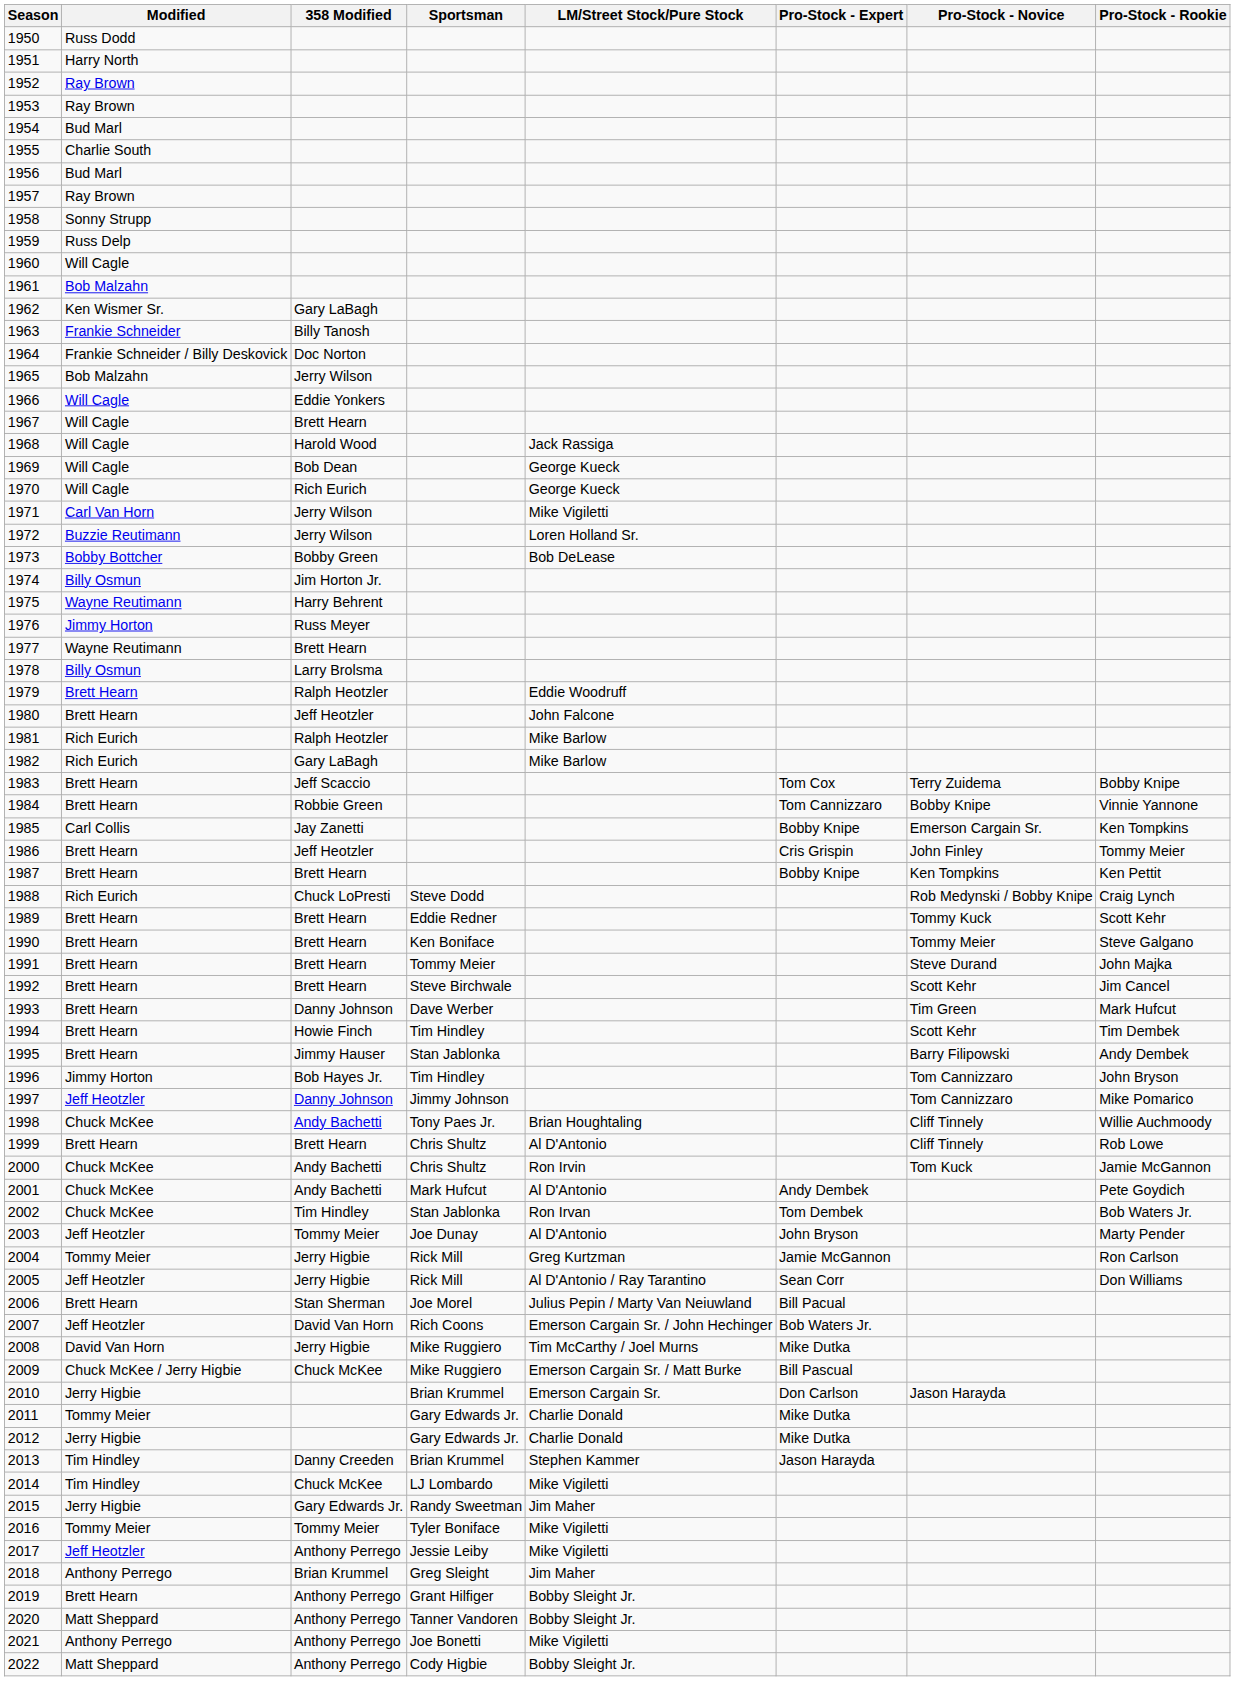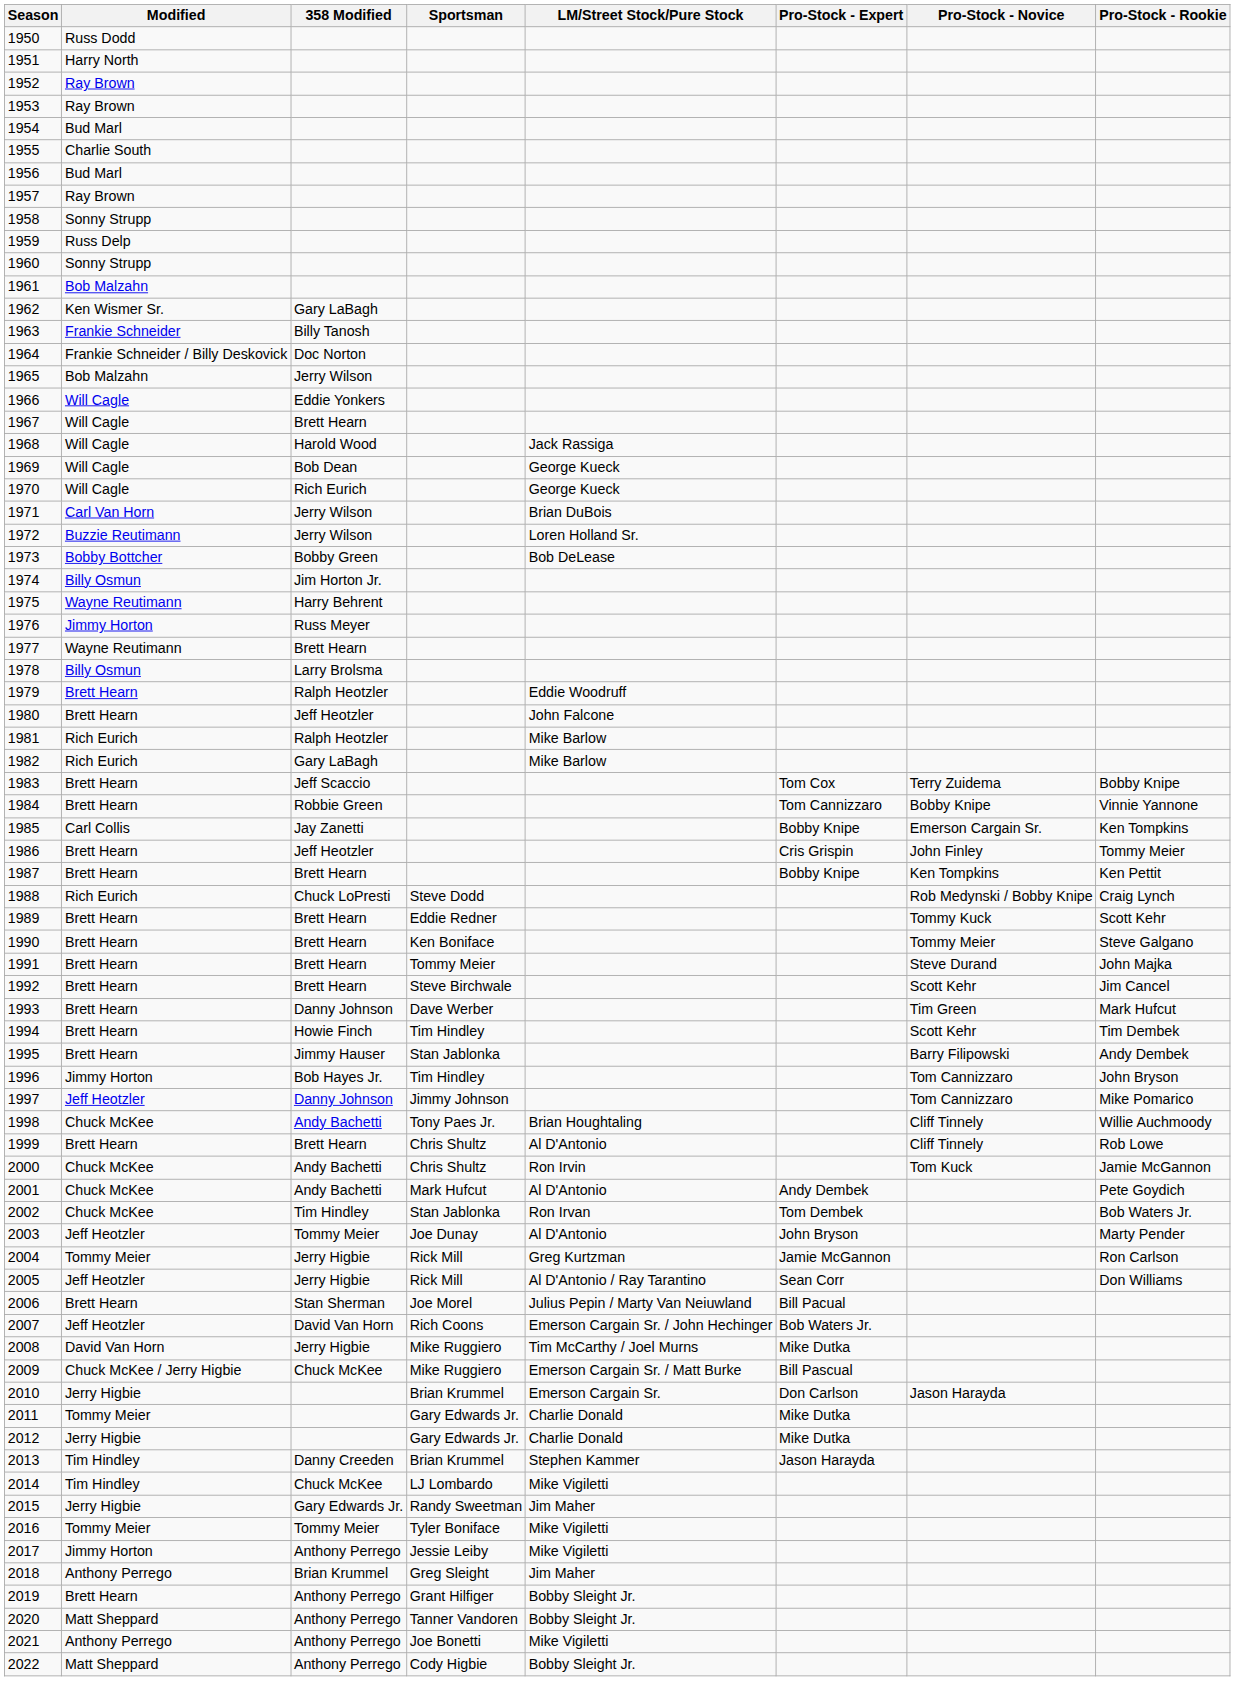(97, 264) Will Cagle -> (108, 264) Sonny Strupp
(568, 512) Mike Vigiletti -> (570, 512) Brian DuBois
(105, 1551) Jeff Heotzler -> (109, 1551) Jimmy Horton
